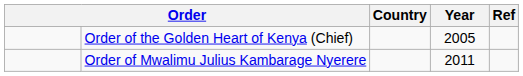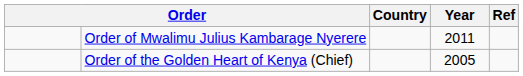rows swapped: (219, 37) <-> (225, 60)
